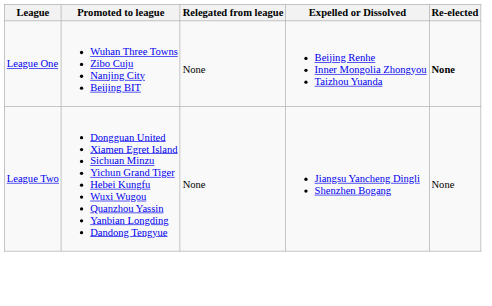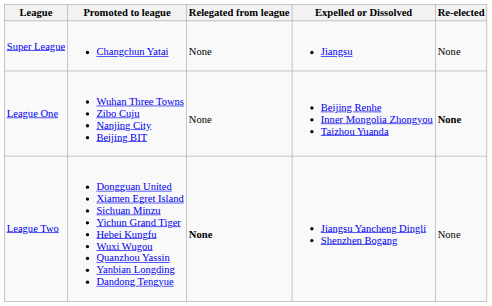+ row: (36, 46)
(194, 184) normal -> (201, 234) bold
